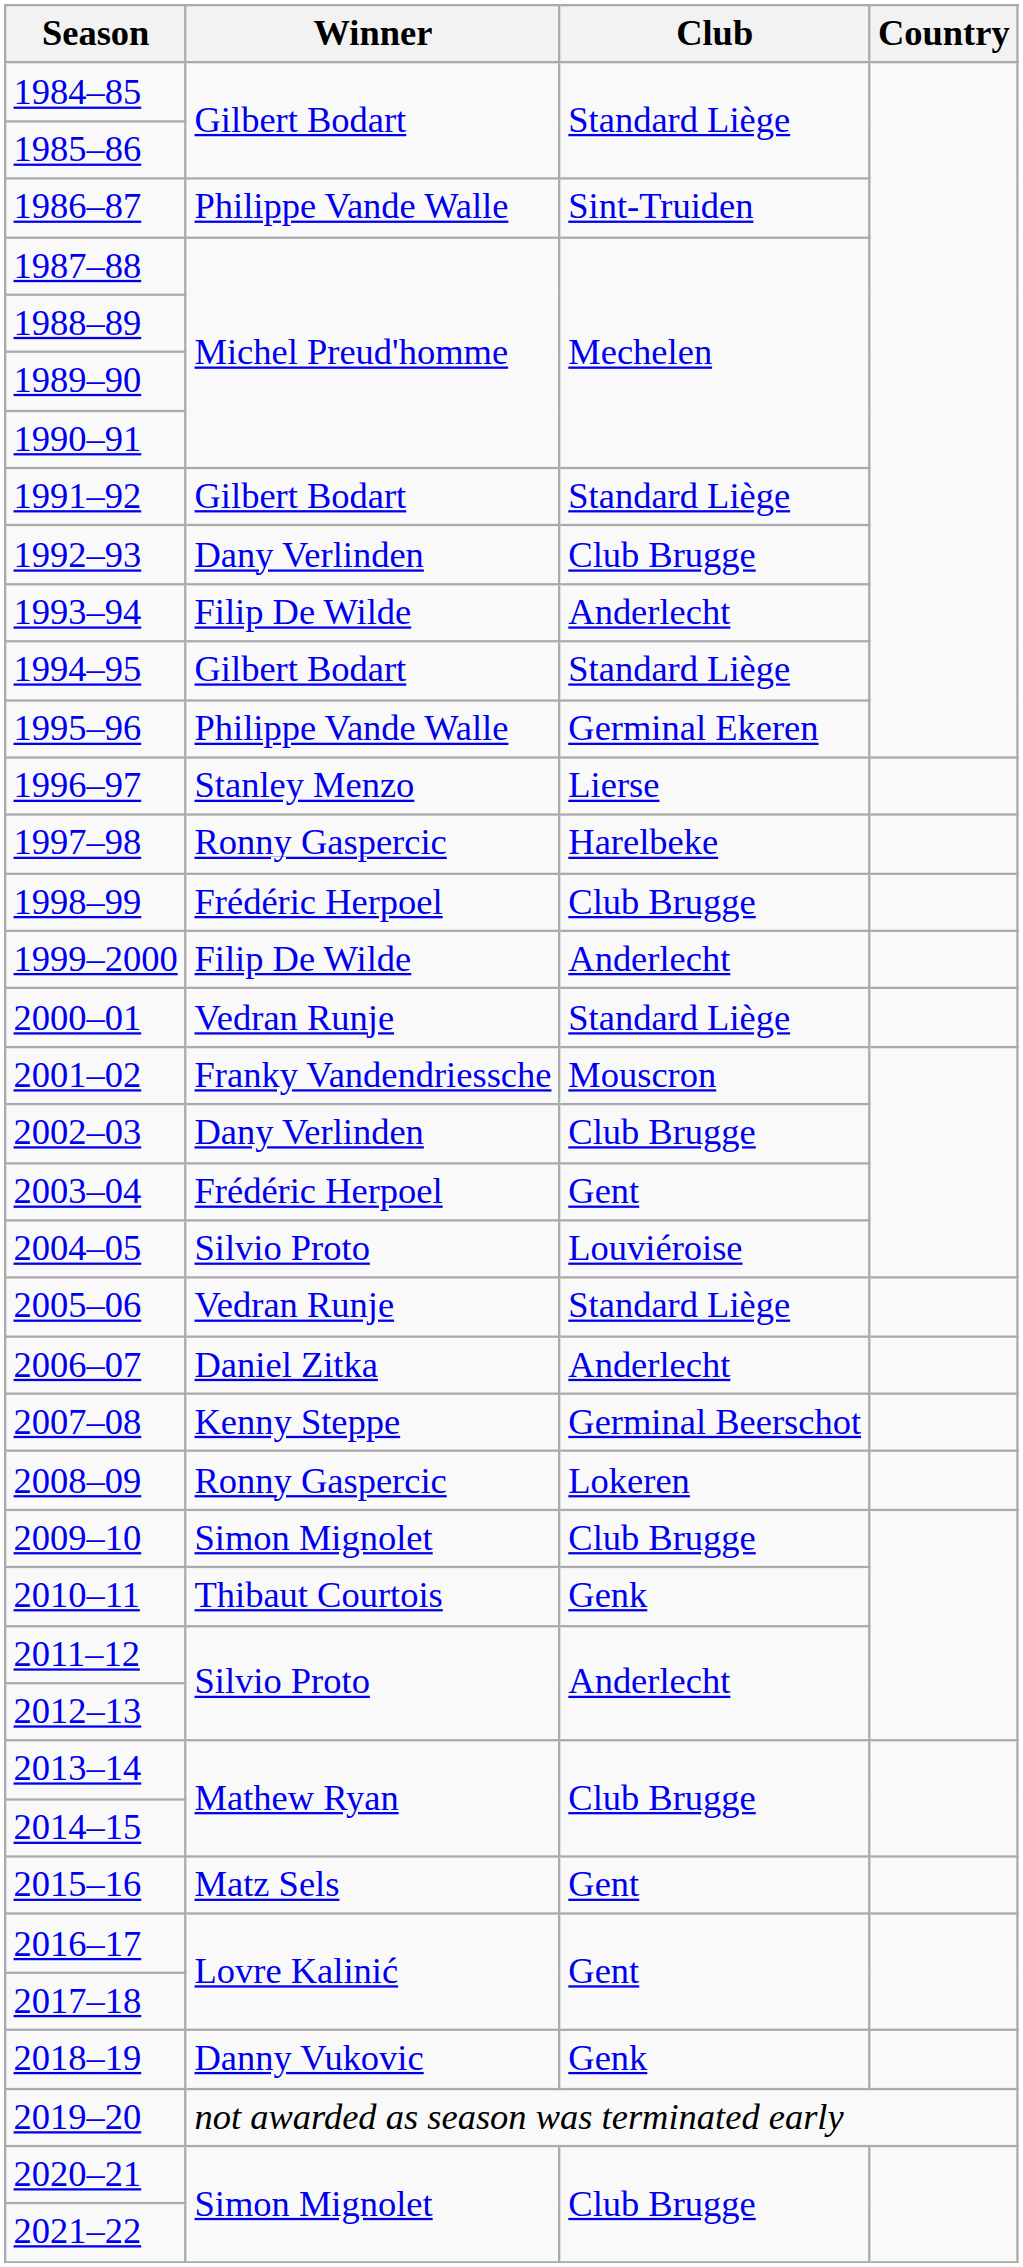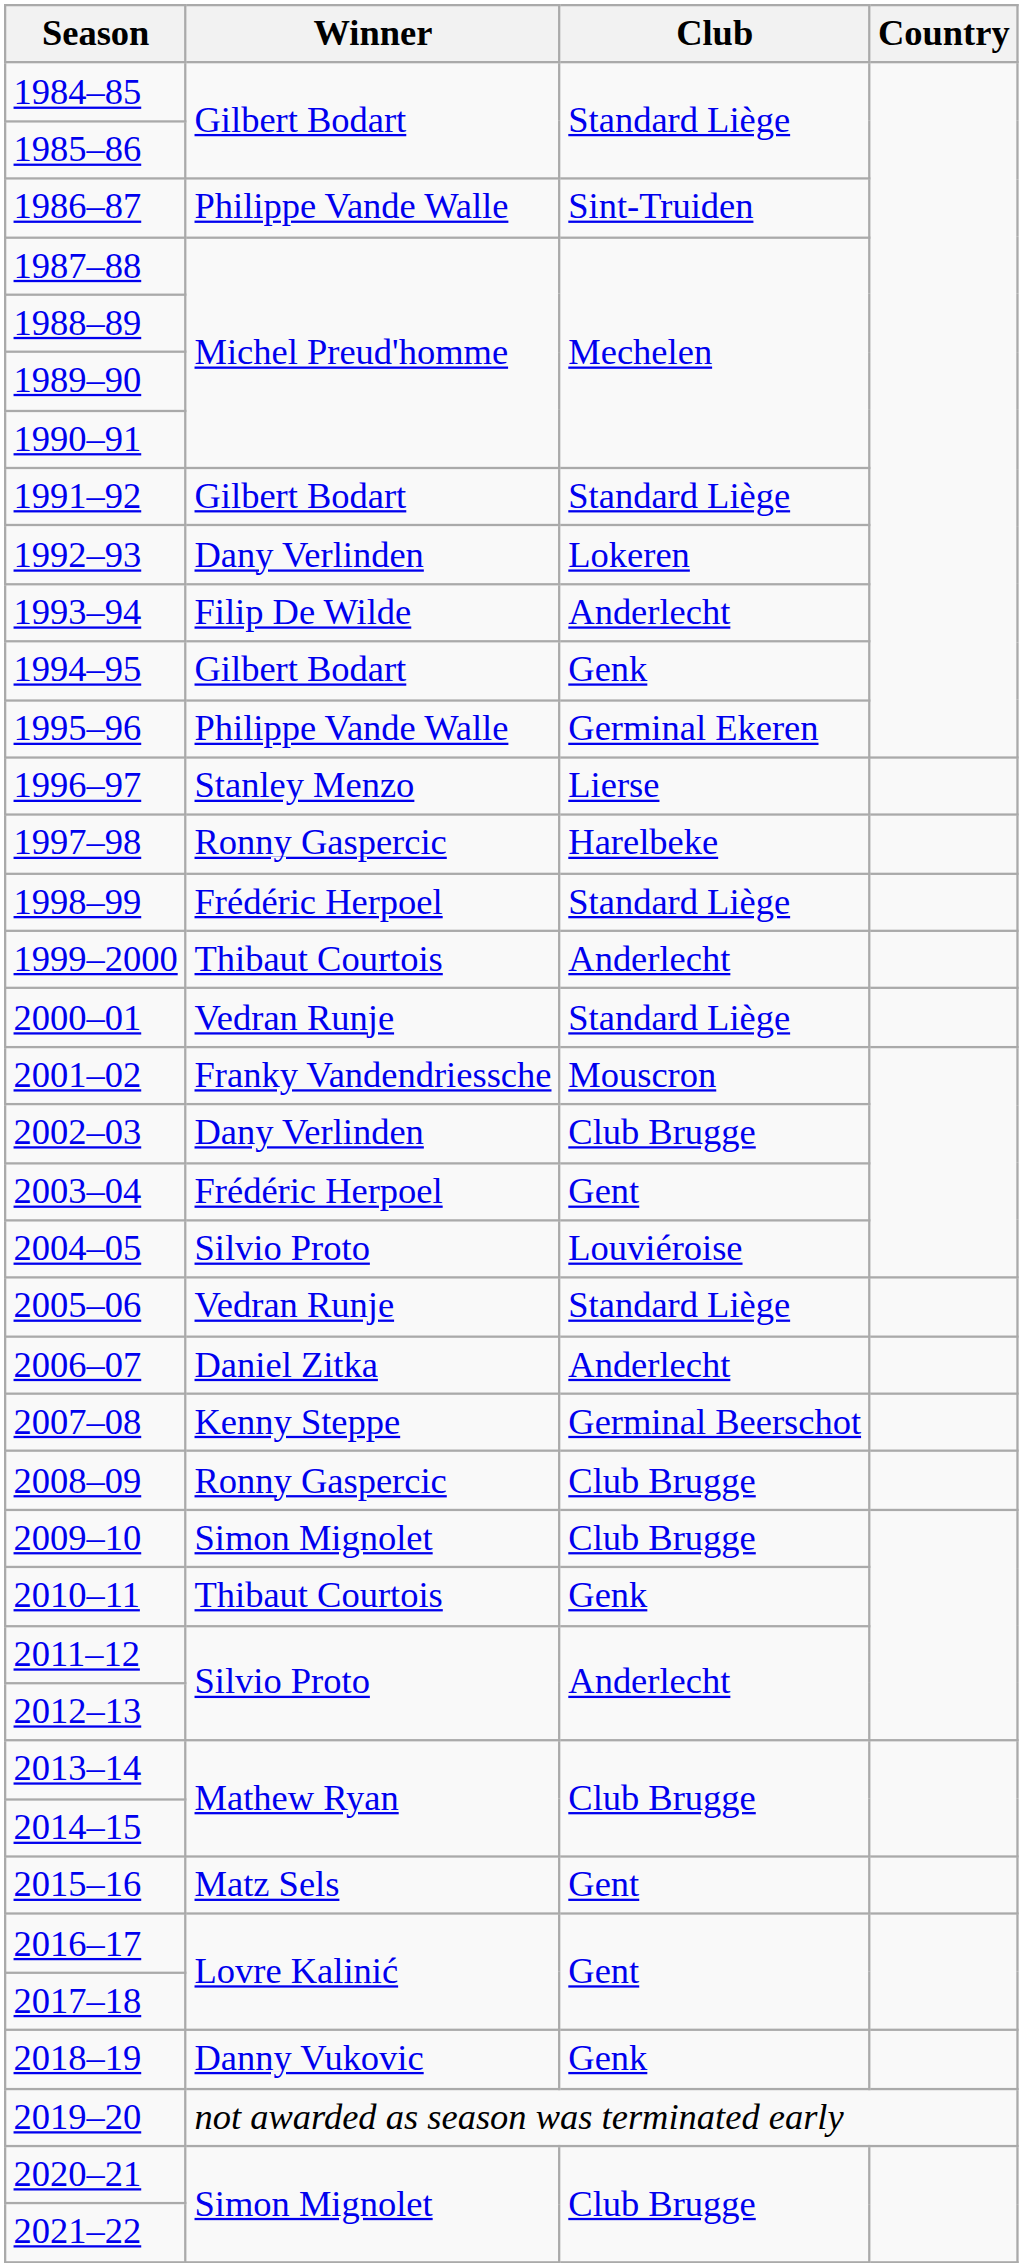(662, 554) Club Brugge -> (629, 554) Lokeren
(679, 669) Standard Liège -> (608, 669) Genk
(662, 901) Club Brugge -> (679, 901) Standard Liège
(303, 959) Filip De Wilde -> (319, 959) Thibaut Courtois
(629, 1479) Lokeren -> (662, 1479) Club Brugge
